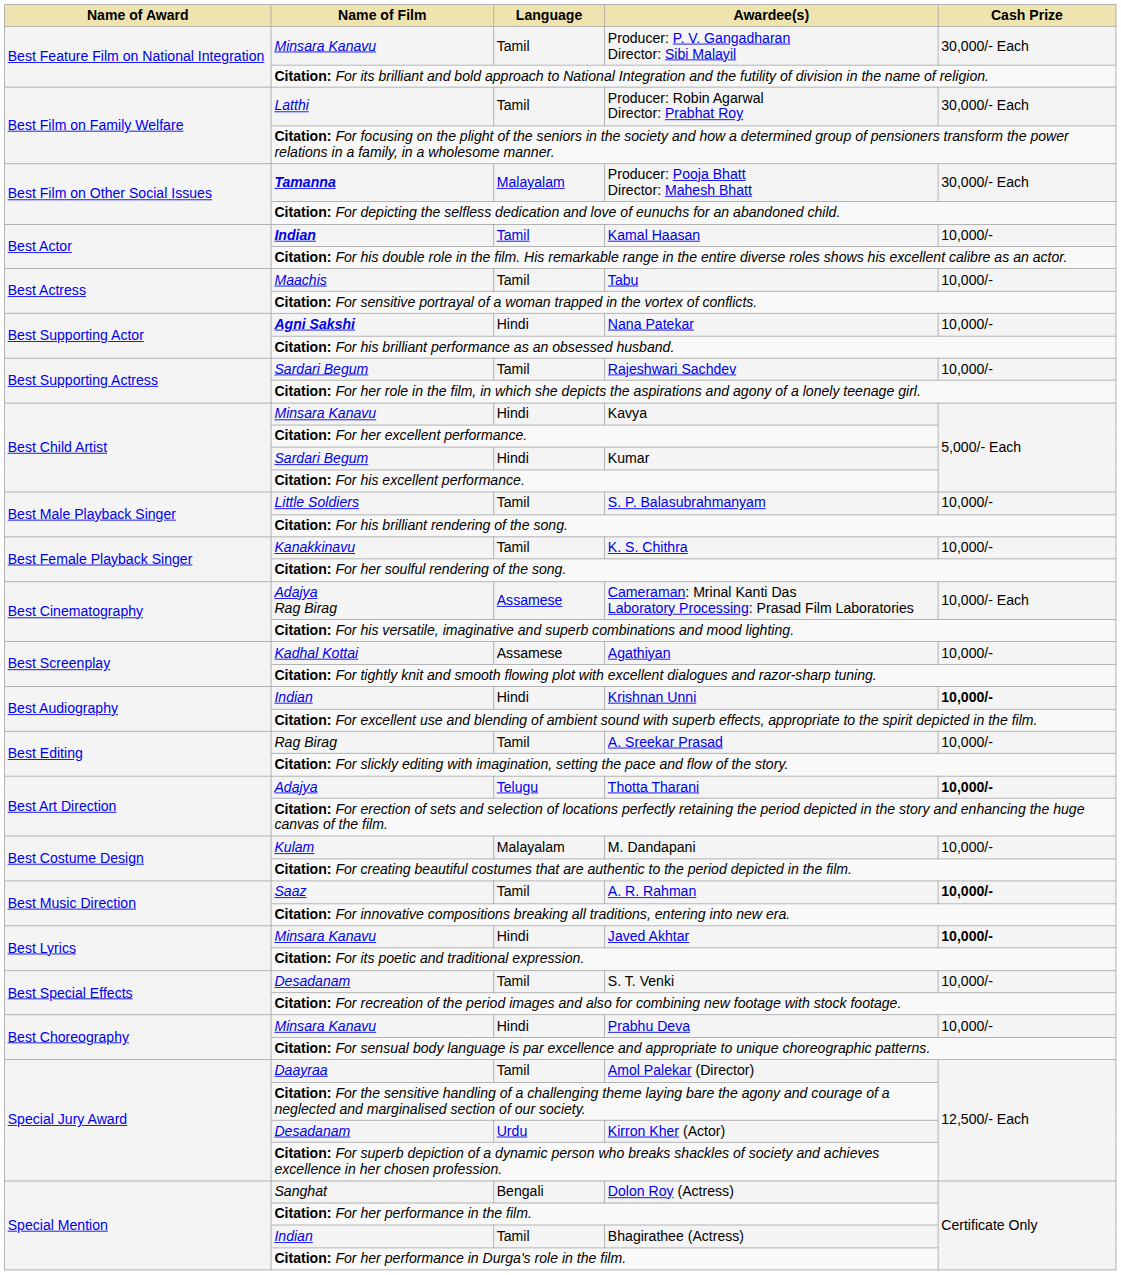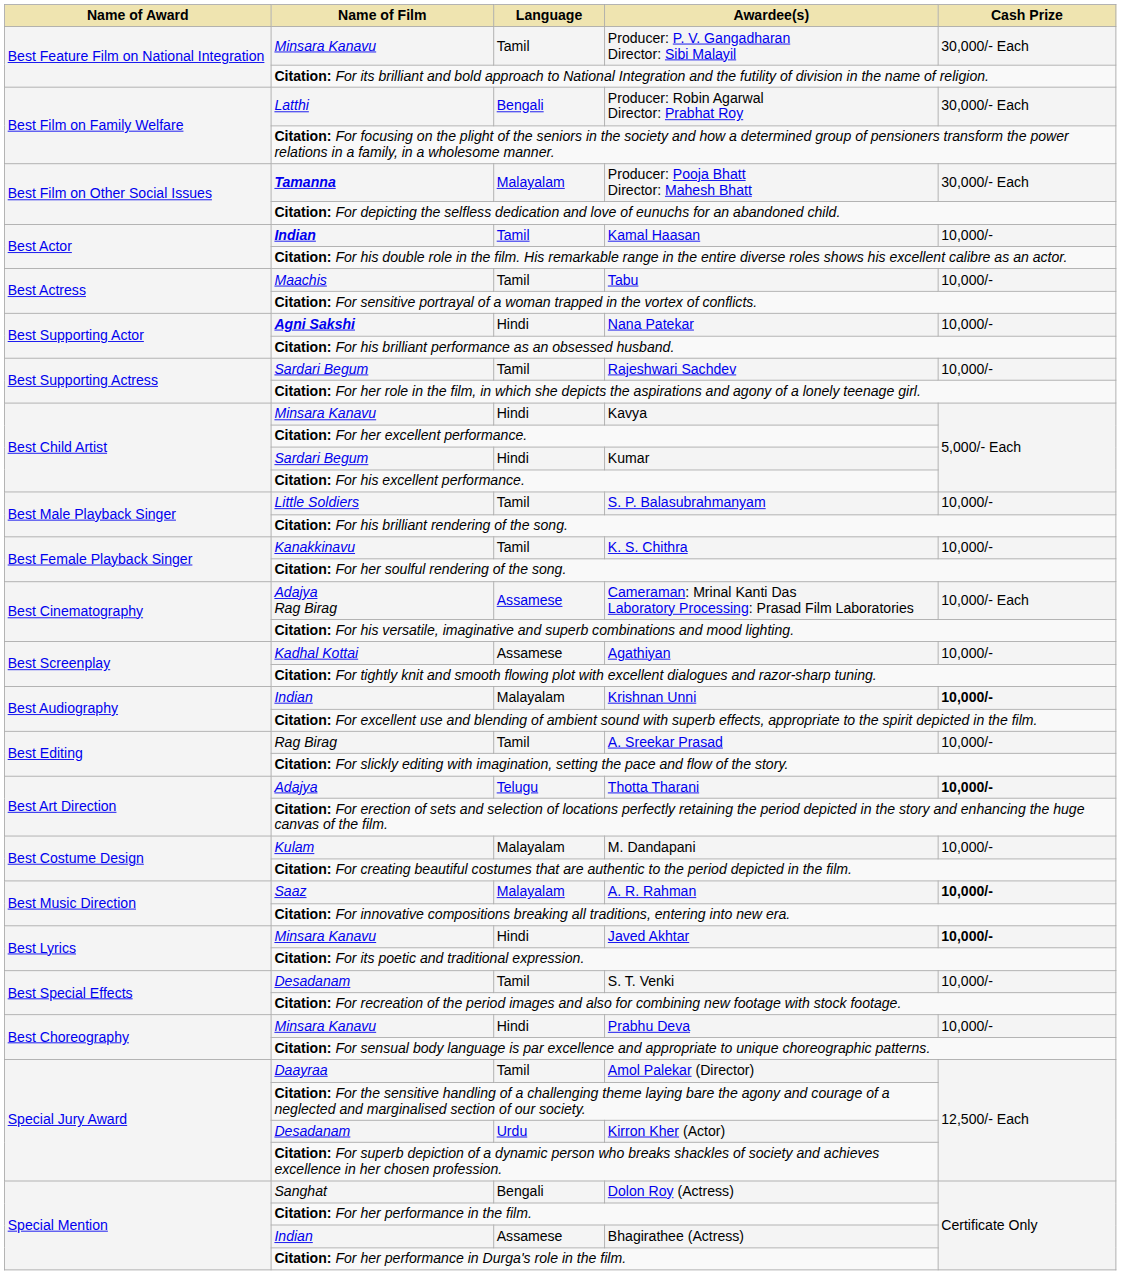(513, 106) Tamil -> (520, 106) Bengali
(513, 697) Hindi -> (531, 697) Malayalam
(513, 892) Tamil -> (531, 892) Malayalam
(513, 1236) Tamil -> (530, 1236) Assamese
